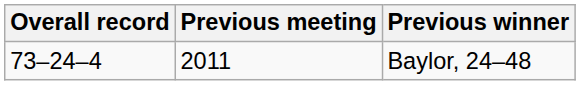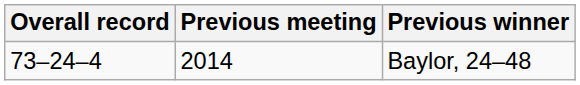(206, 60) 2011 -> (207, 60) 2014
